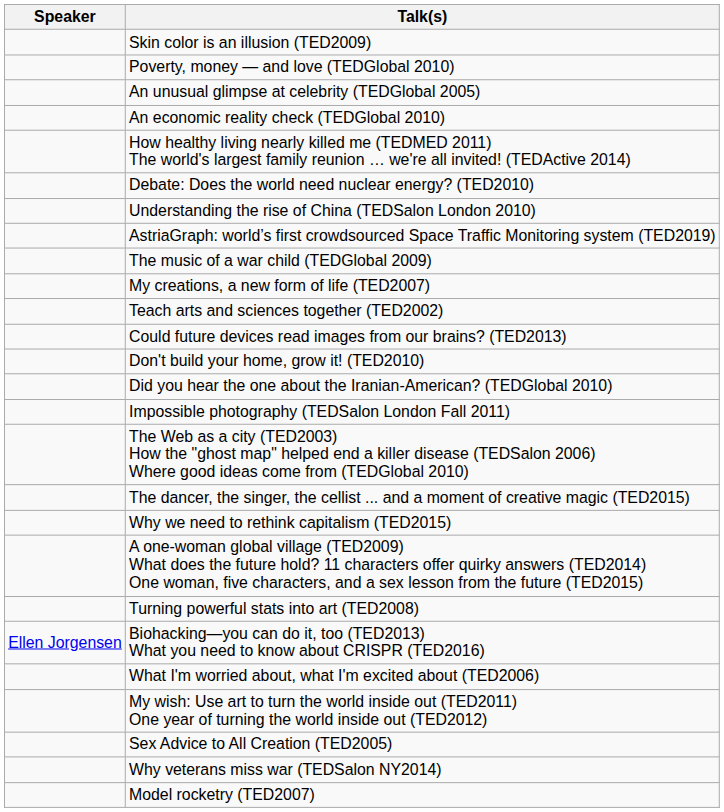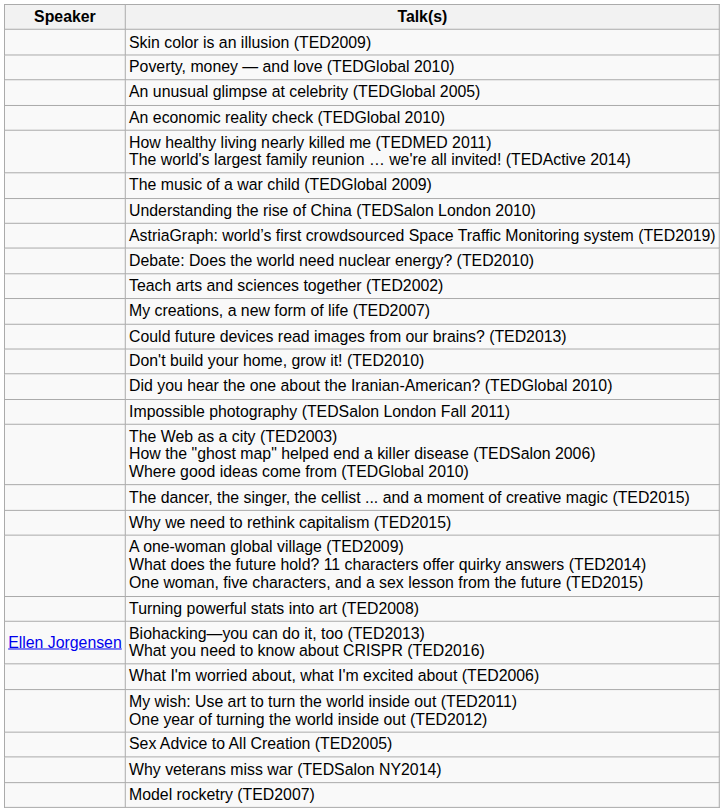rows swapped: (332, 185) <-> (280, 260)
rows swapped: (280, 286) <-> (286, 311)
